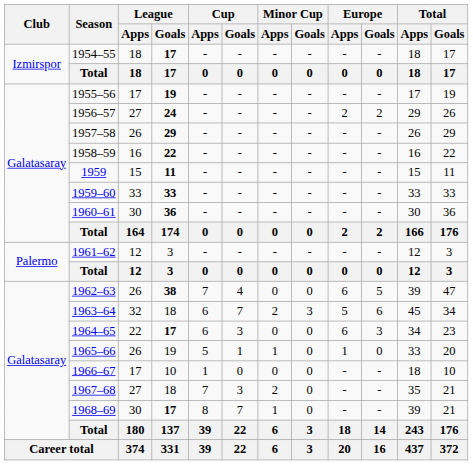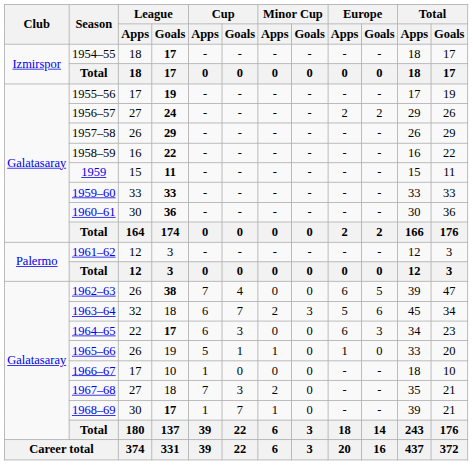(205, 410) 8 -> (205, 410) 1
